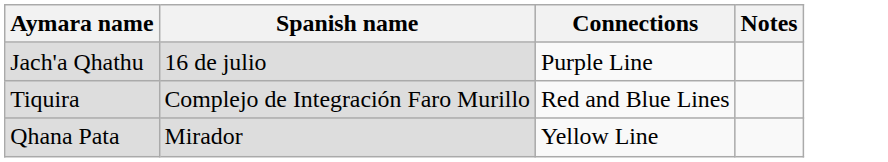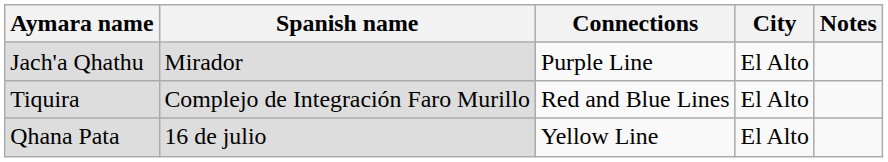+ column: (775, 23)
(215, 61) 16 de julio -> (204, 61) Mirador
(204, 136) Mirador -> (215, 136) 16 de julio
